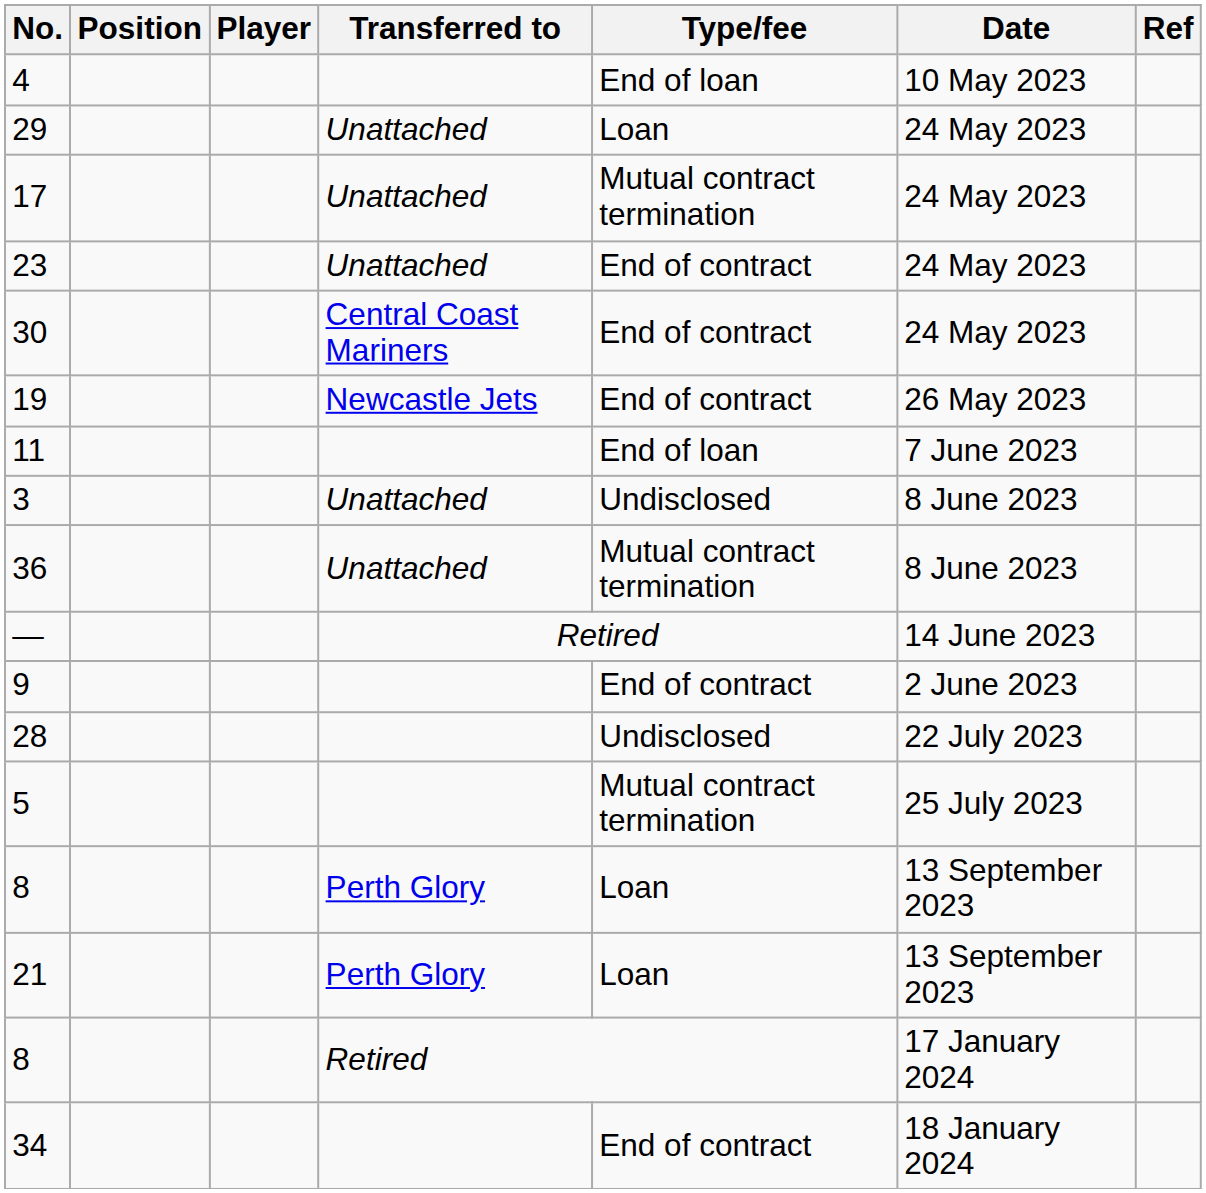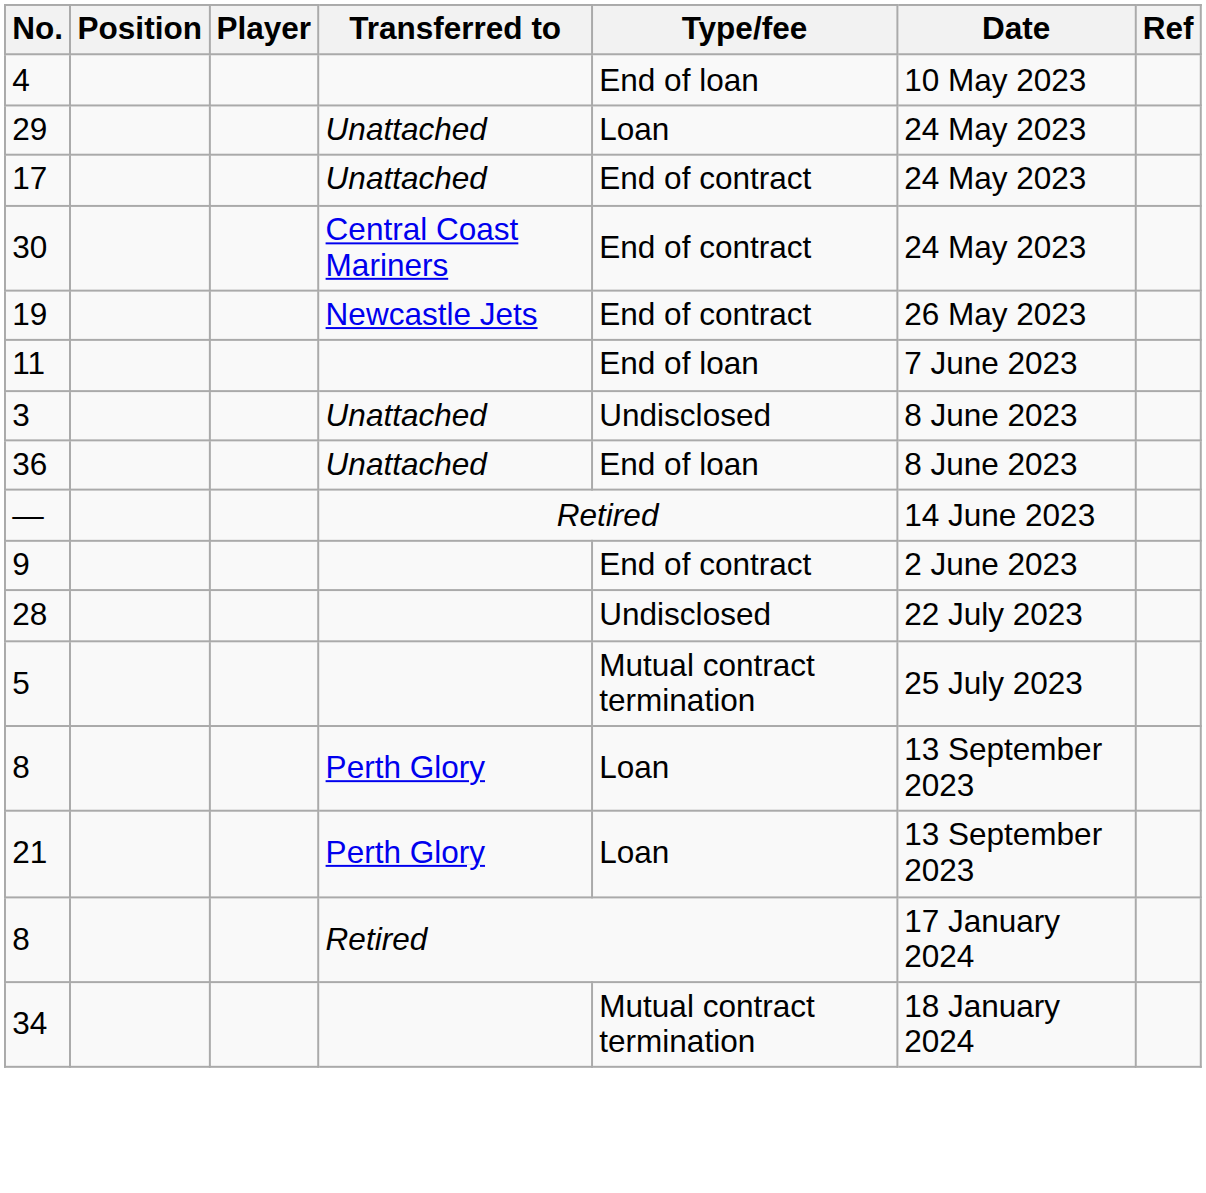(707, 197) Mutual contract termination -> (705, 179) End of contract
- row: (30, 264)
(707, 568) Mutual contract termination -> (679, 464) End of loan
(705, 1145) End of contract -> (707, 1024) Mutual contract termination
